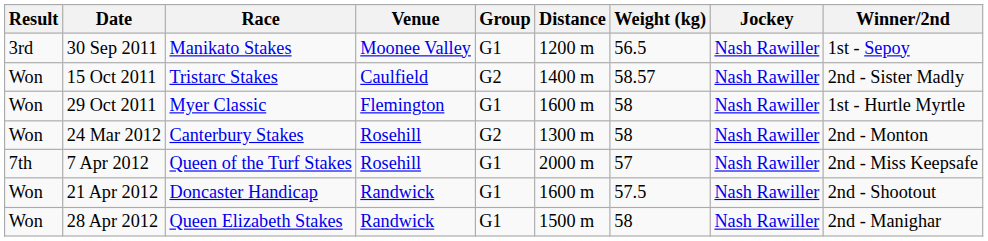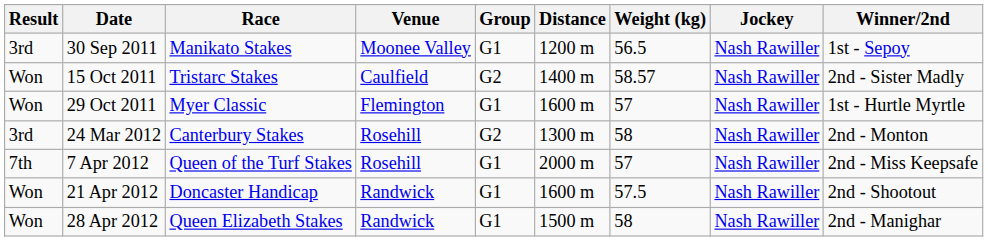(623, 105) 58 -> (623, 105) 57
(26, 134) Won -> (21, 134) 3rd
